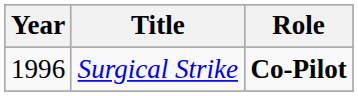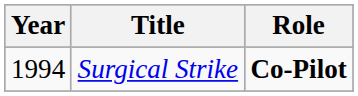(38, 68) 1996 -> (38, 68) 1994
